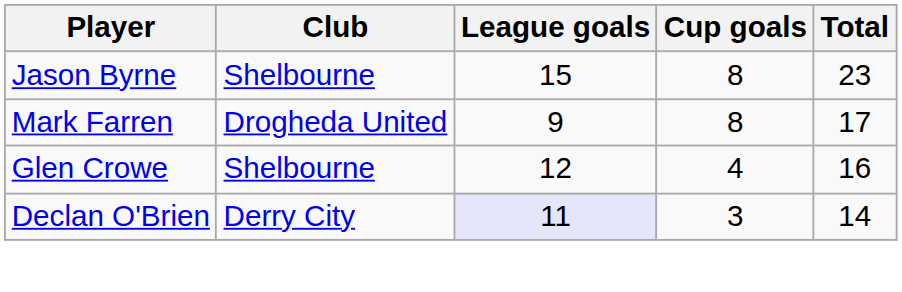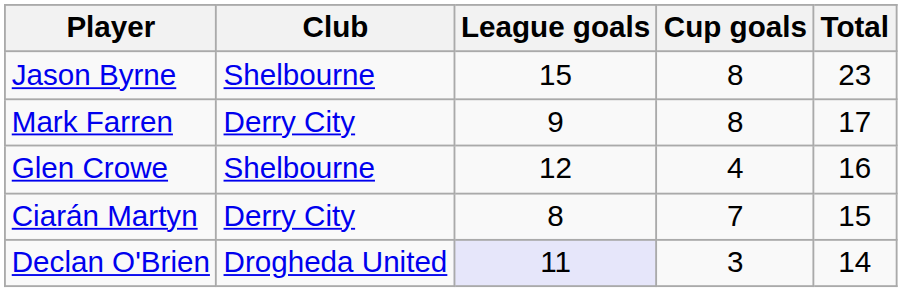(335, 121) Drogheda United -> (289, 121) Derry City
+ row: (105, 215)
(289, 215) Derry City -> (335, 262) Drogheda United
